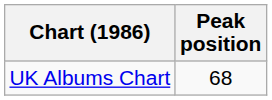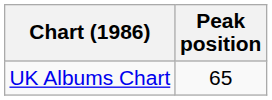(221, 77) 68 -> (221, 77) 65
